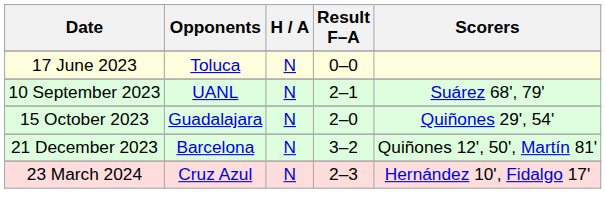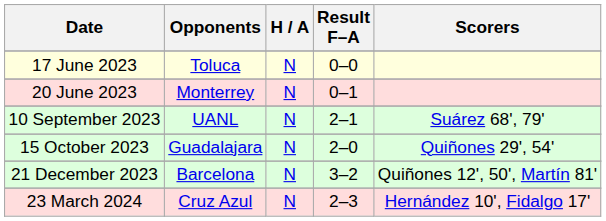+ row: (84, 92)
